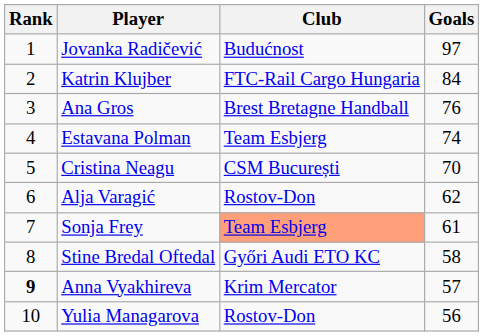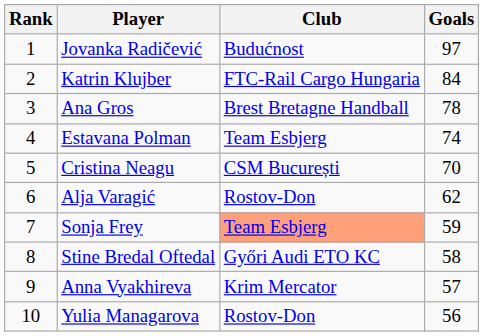(451, 108) 76 -> (451, 108) 78
(451, 227) 61 -> (451, 227) 59
(31, 286) bold -> (31, 286) normal
